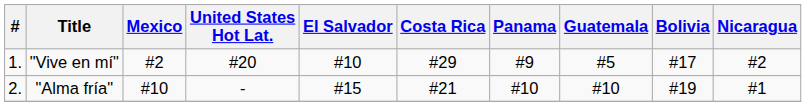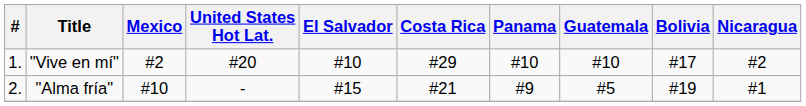(525, 62) #9 -> (525, 62) #10
(606, 62) #5 -> (606, 62) #10
(525, 88) #10 -> (525, 88) #9
(606, 88) #10 -> (606, 88) #5
